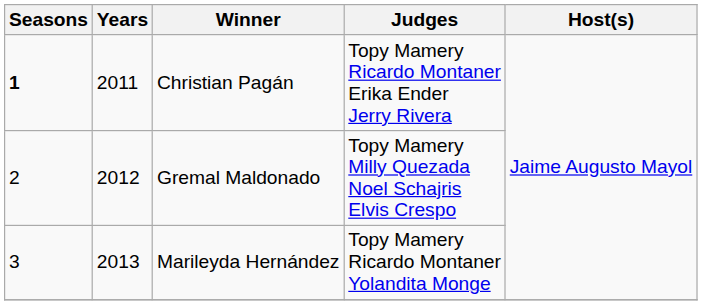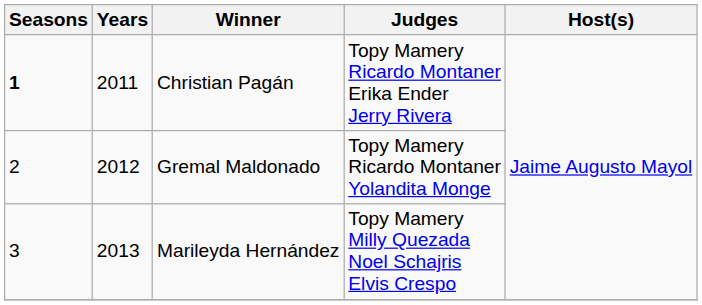(409, 177) Topy Mamery Milly Quezada Noel Schajris Elvis Crespo -> (425, 167) Topy Mamery Ricardo Montaner Yolandita Monge
(425, 262) Topy Mamery Ricardo Montaner Yolandita Monge -> (409, 251) Topy Mamery Milly Quezada Noel Schajris Elvis Crespo
